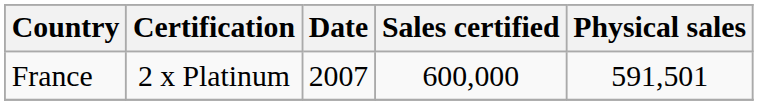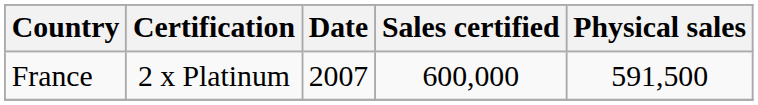(660, 75) 591,501 -> (660, 75) 591,500
